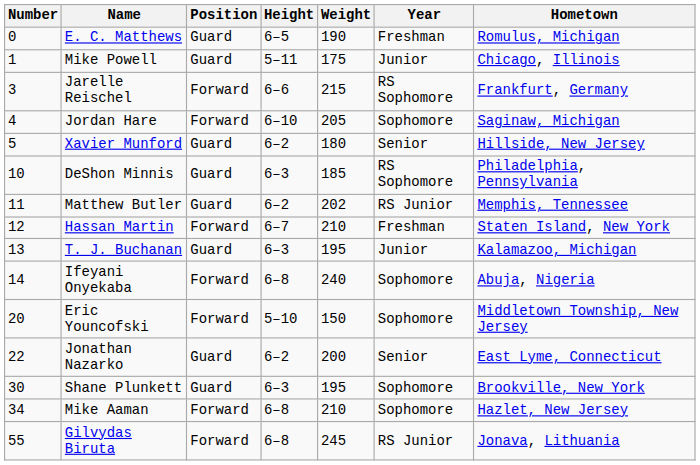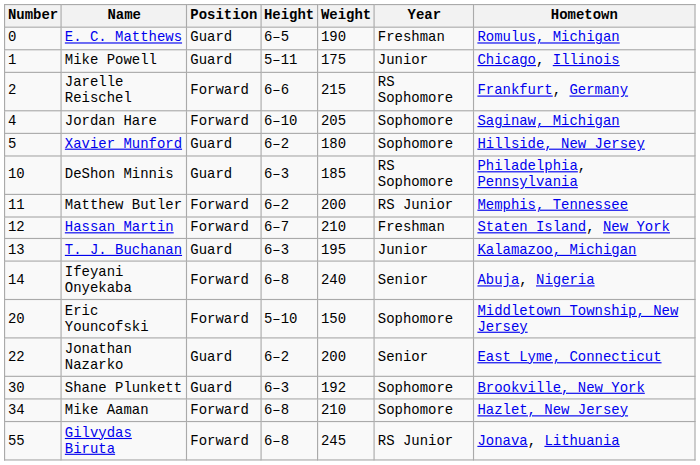(12, 92) 3 -> (12, 92) 2
(403, 145) Senior -> (416, 145) Sophomore
(211, 206) Guard -> (220, 206) Forward
(333, 206) 202 -> (333, 206) 200
(416, 281) Sophomore -> (403, 281) Senior
(333, 388) 195 -> (333, 388) 192
